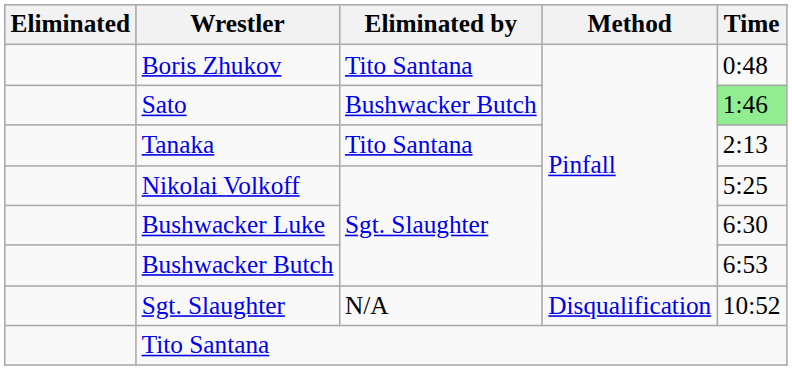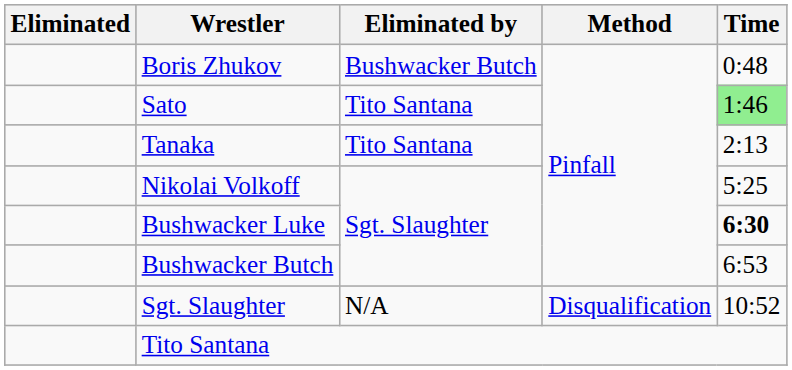(409, 64) Tito Santana -> (441, 64) Bushwacker Butch
(441, 104) Bushwacker Butch -> (409, 104) Tito Santana
(745, 225) normal -> (746, 225) bold
